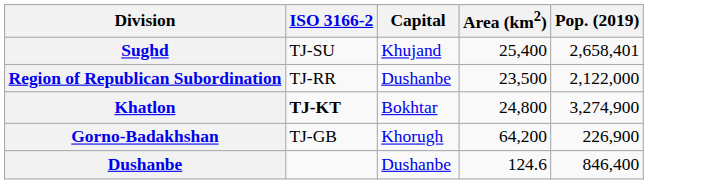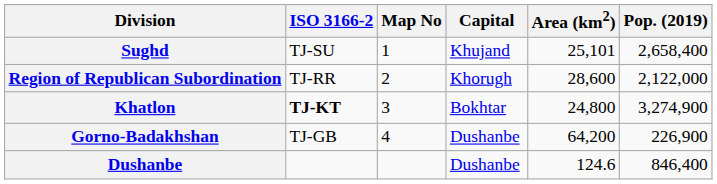+ column: (412, 20)
(523, 50) 25,400 -> (592, 50) 25,101
(604, 50) 2,658,401 -> (673, 50) 2,658,400
(416, 78) Dushanbe -> (481, 78) Khorugh
(523, 78) 23,500 -> (592, 78) 28,600
(412, 136) Khorugh -> (485, 136) Dushanbe
